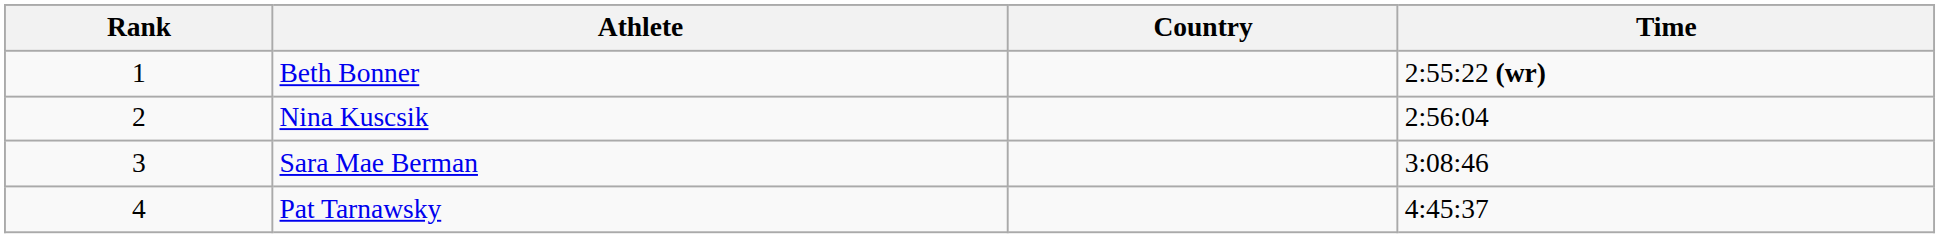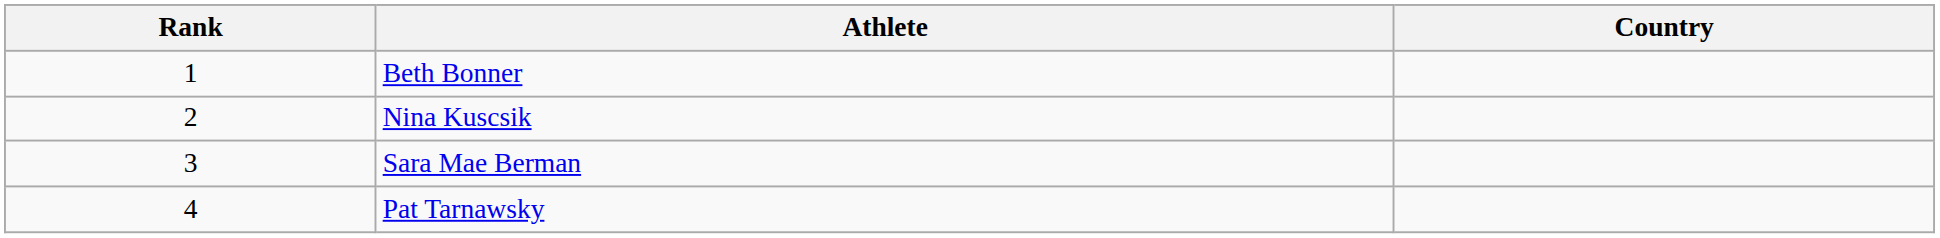- column: (1666, 27)
